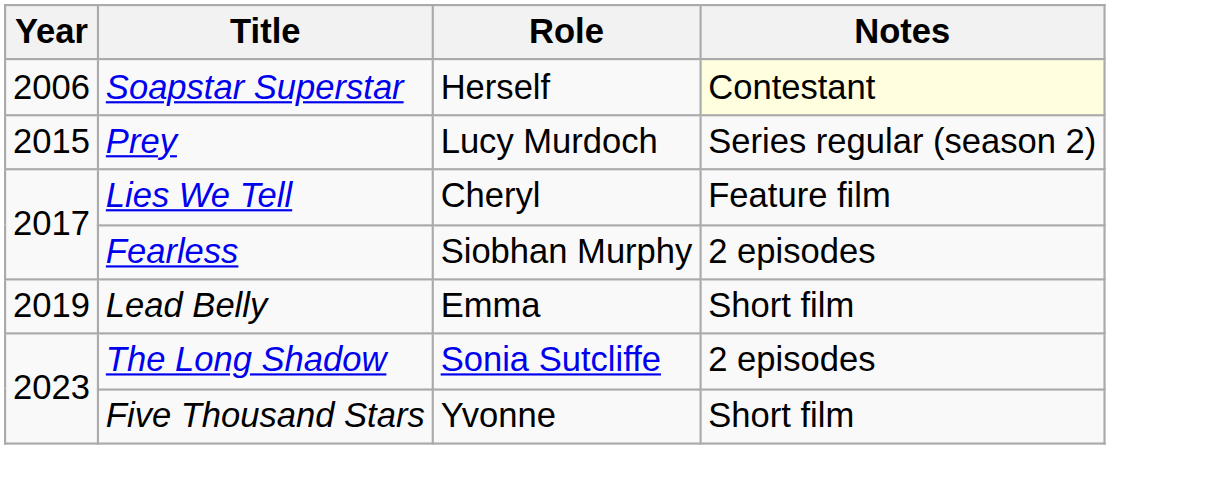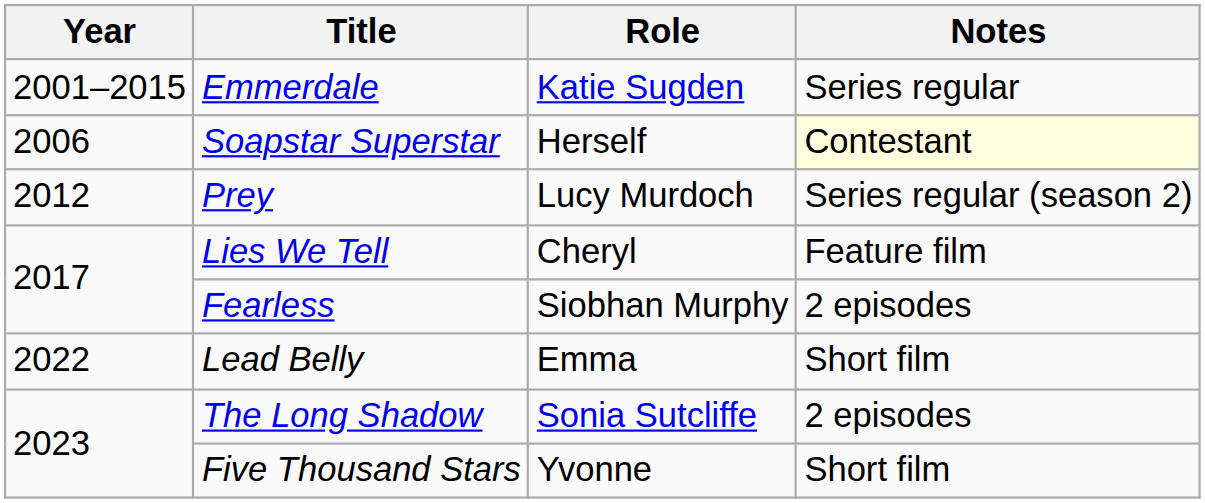+ row: (290, 86)
(51, 141) 2015 -> (51, 196) 2012
(51, 305) 2019 -> (51, 360) 2022
